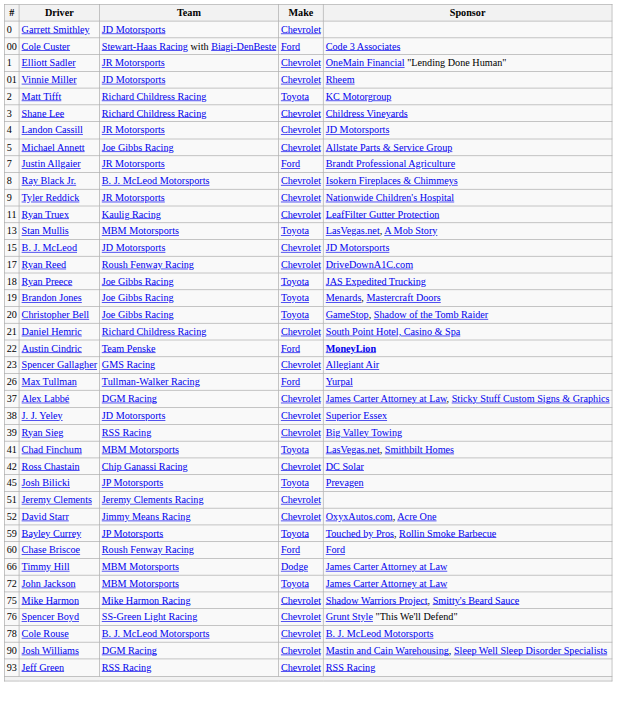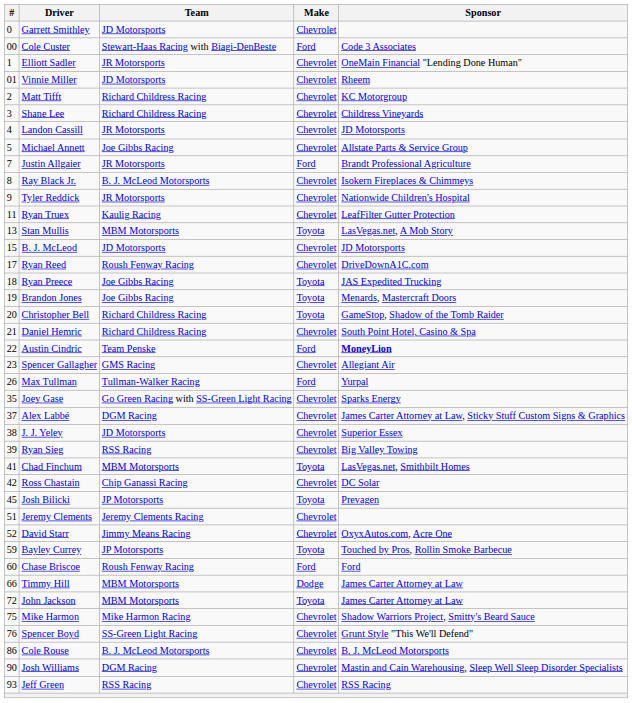(295, 97) Toyota -> (316, 97) Chevrolet
(138, 315) Joe Gibbs Racing -> (154, 315) Richard Childress Racing
+ row: (42, 399)
(12, 634) 78 -> (12, 651) 86
